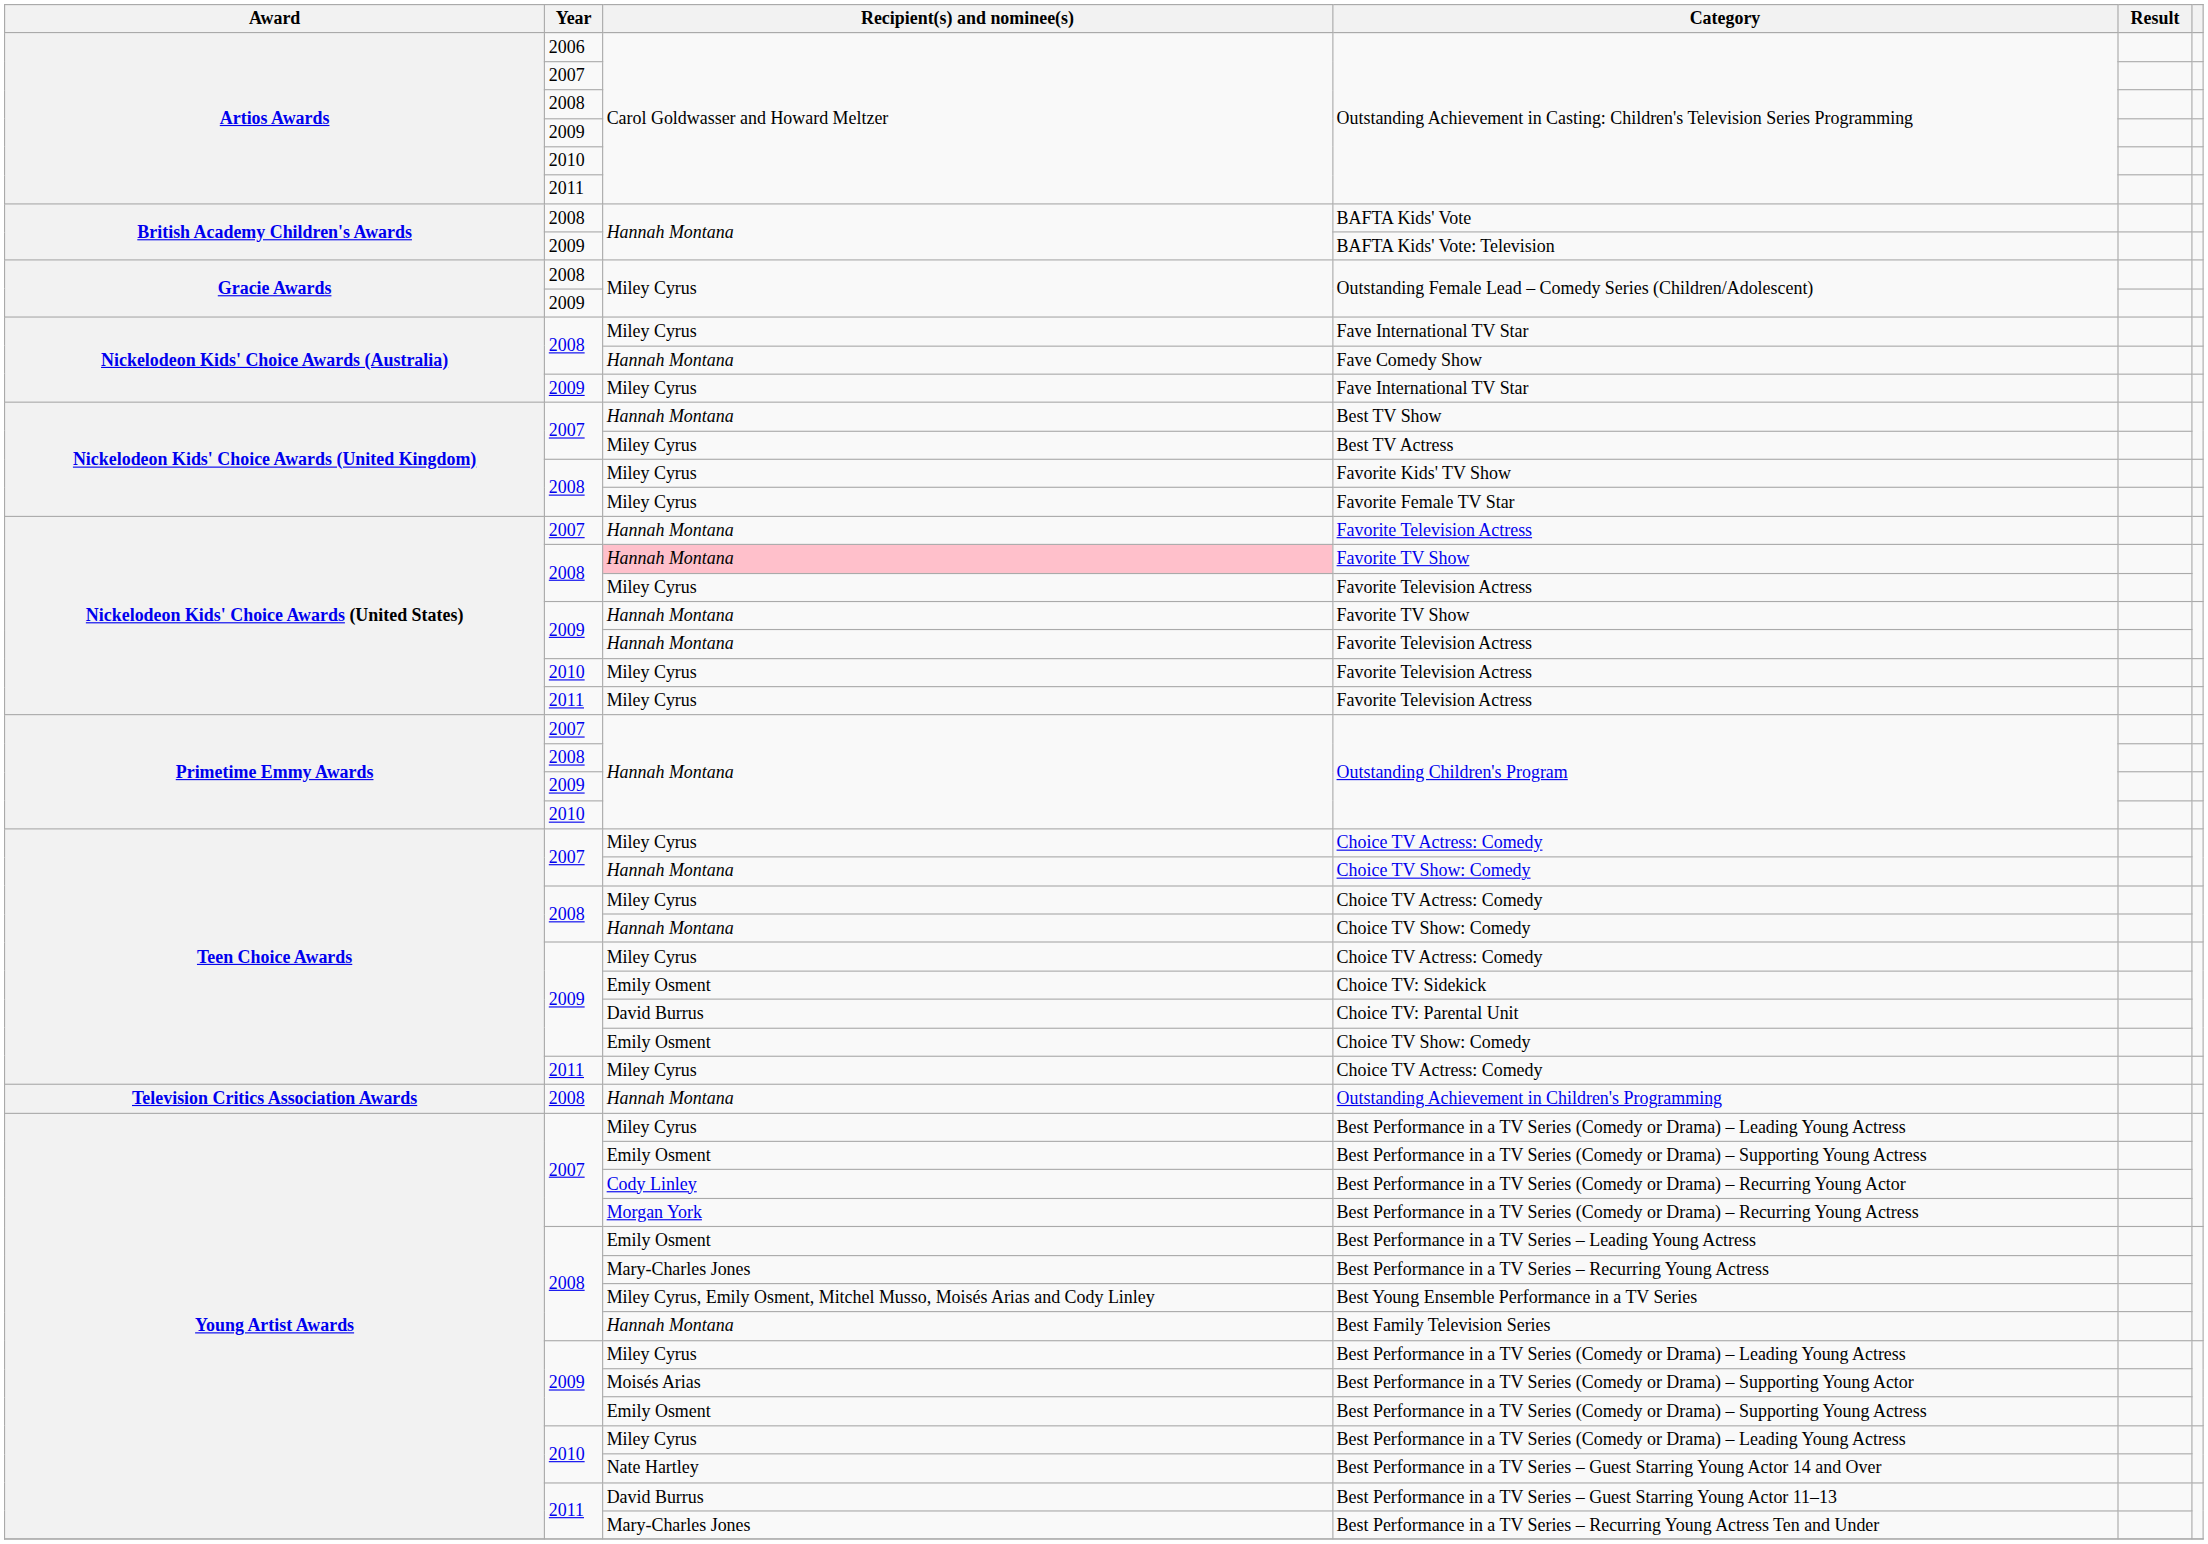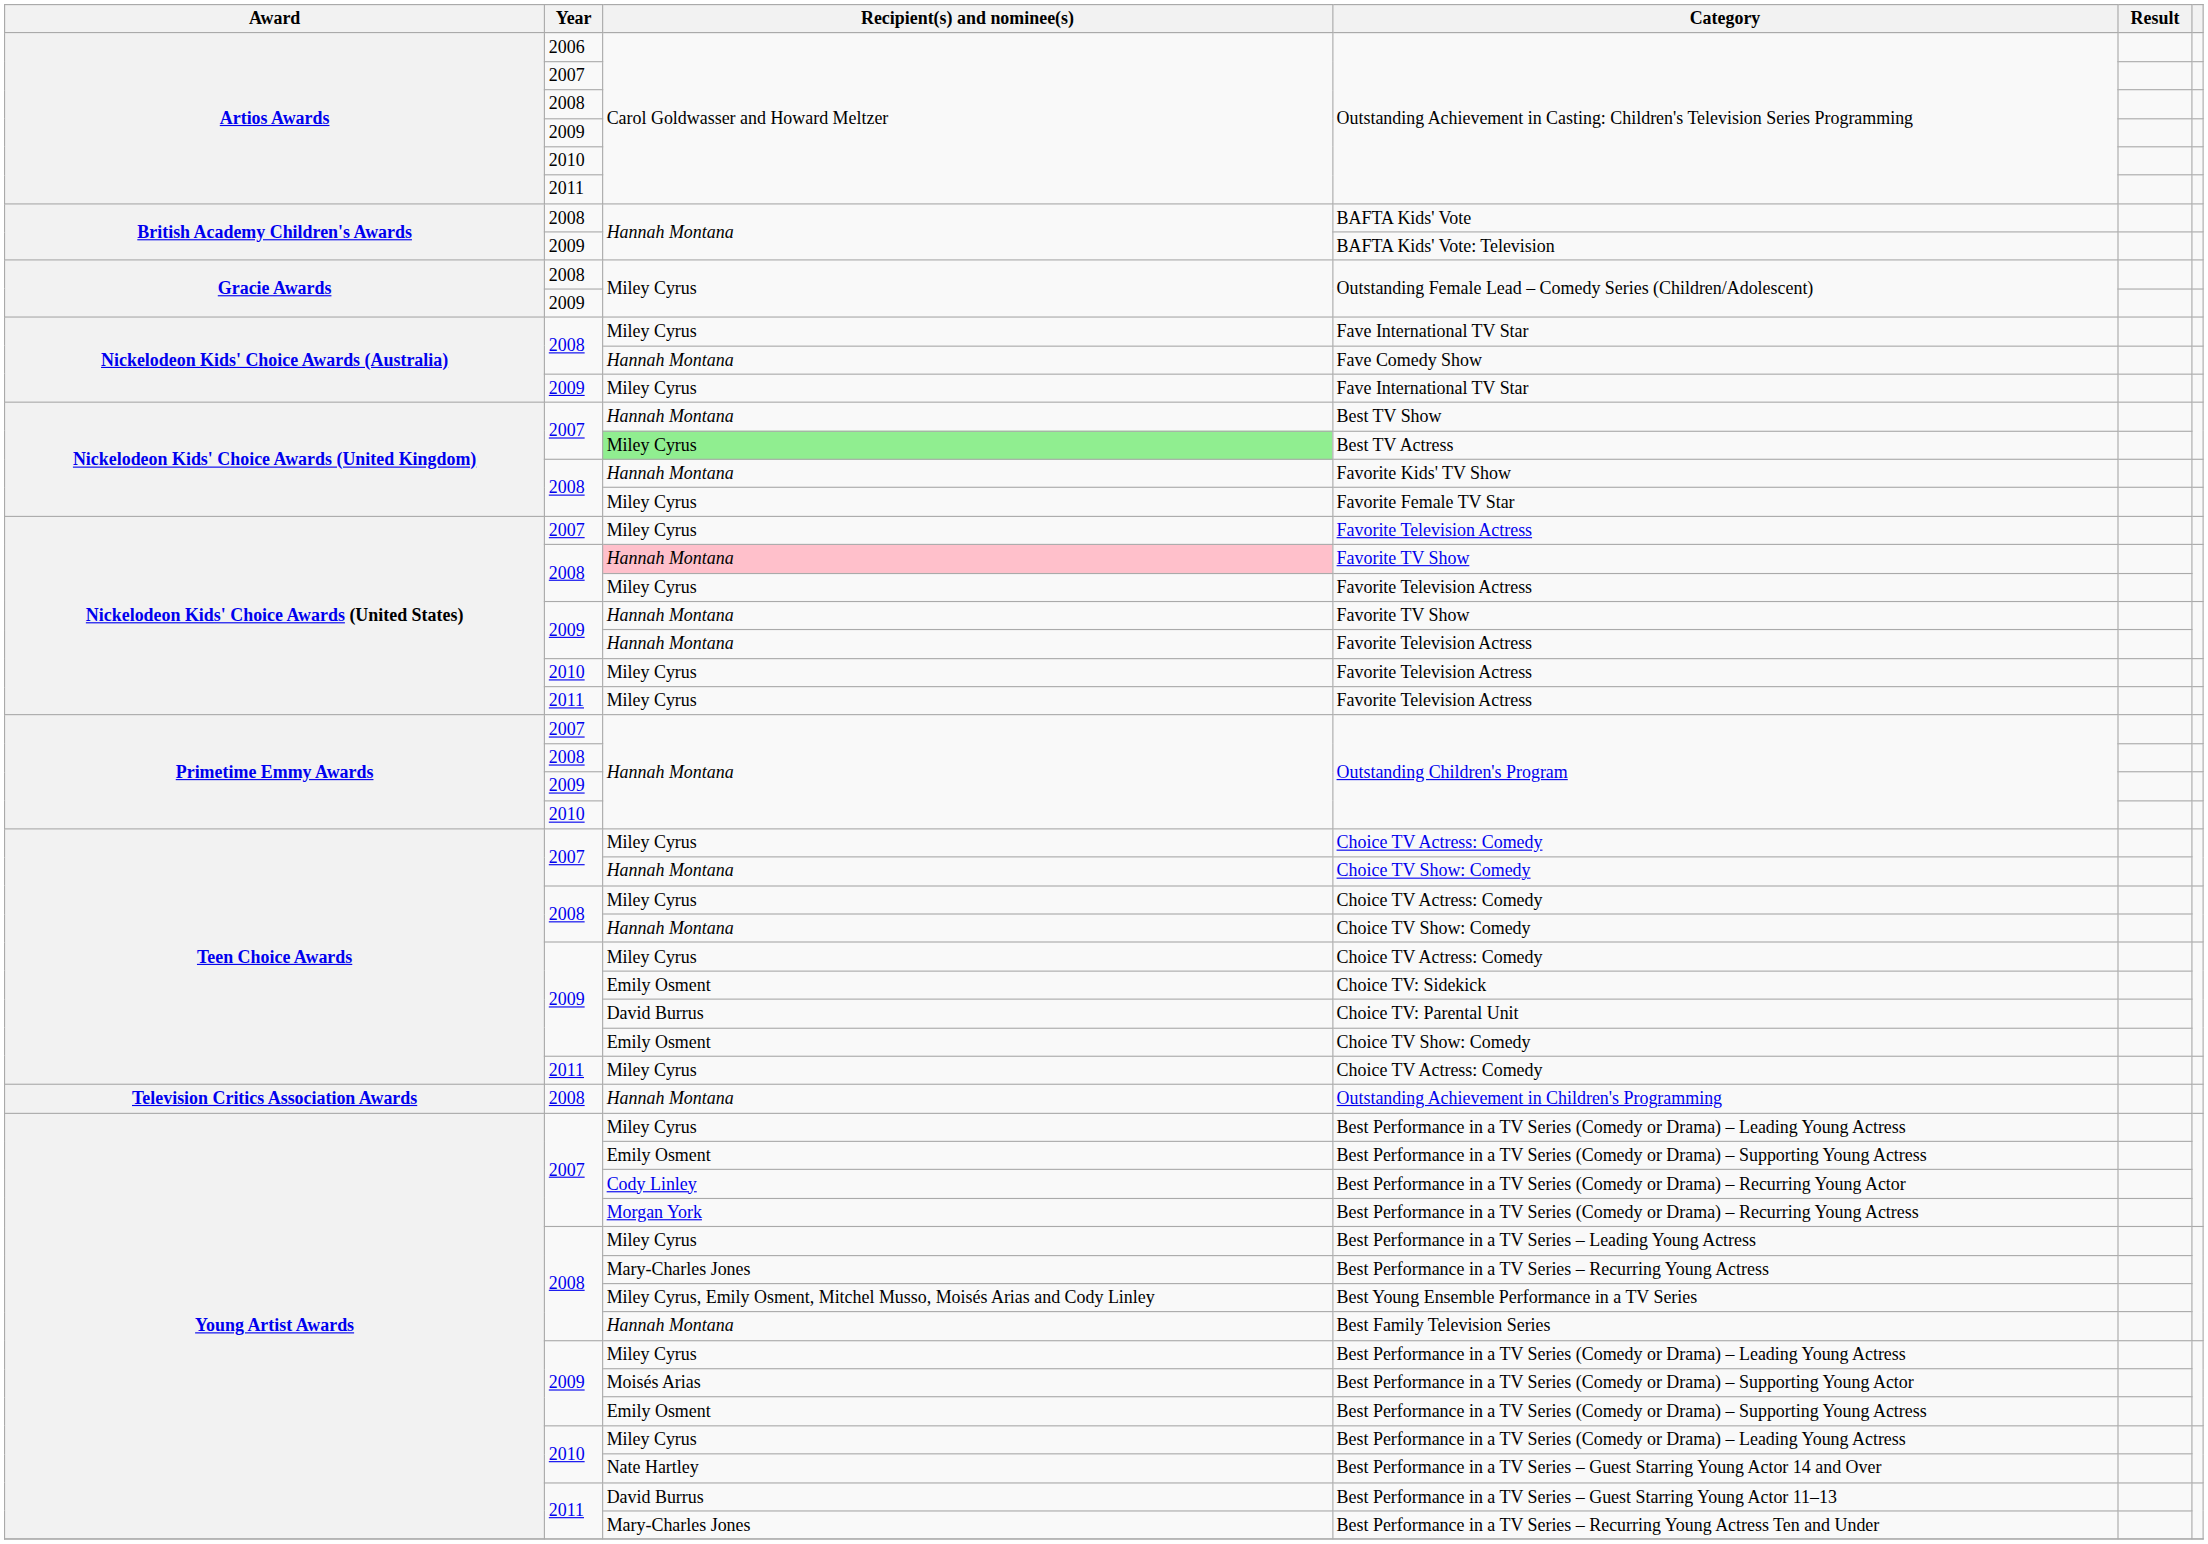(652, 445) no background -> (652, 445) lightgreen background
(652, 473) Miley Cyrus -> (670, 473) Hannah Montana
(670, 530) Hannah Montana -> (652, 530) Miley Cyrus
(659, 1240) Emily Osment -> (652, 1240) Miley Cyrus
